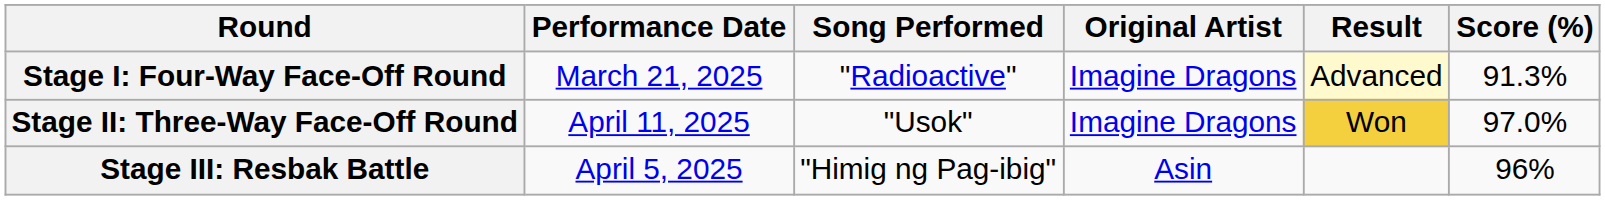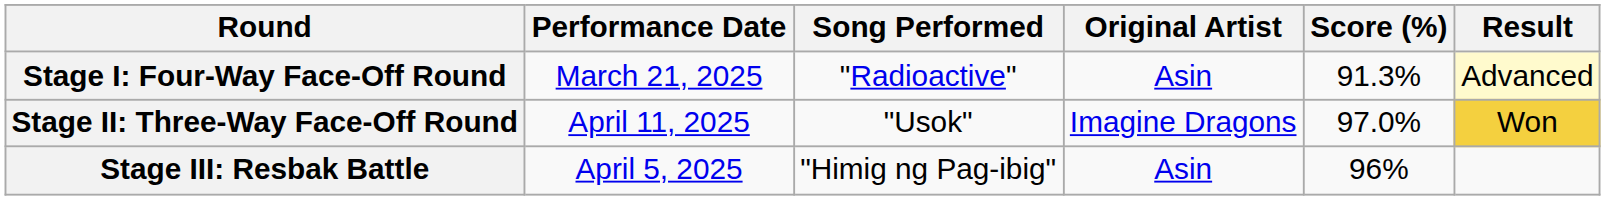columns swapped: (1525, 28) <-> (1376, 28)
(1183, 75) Imagine Dragons -> (1183, 75) Asin
